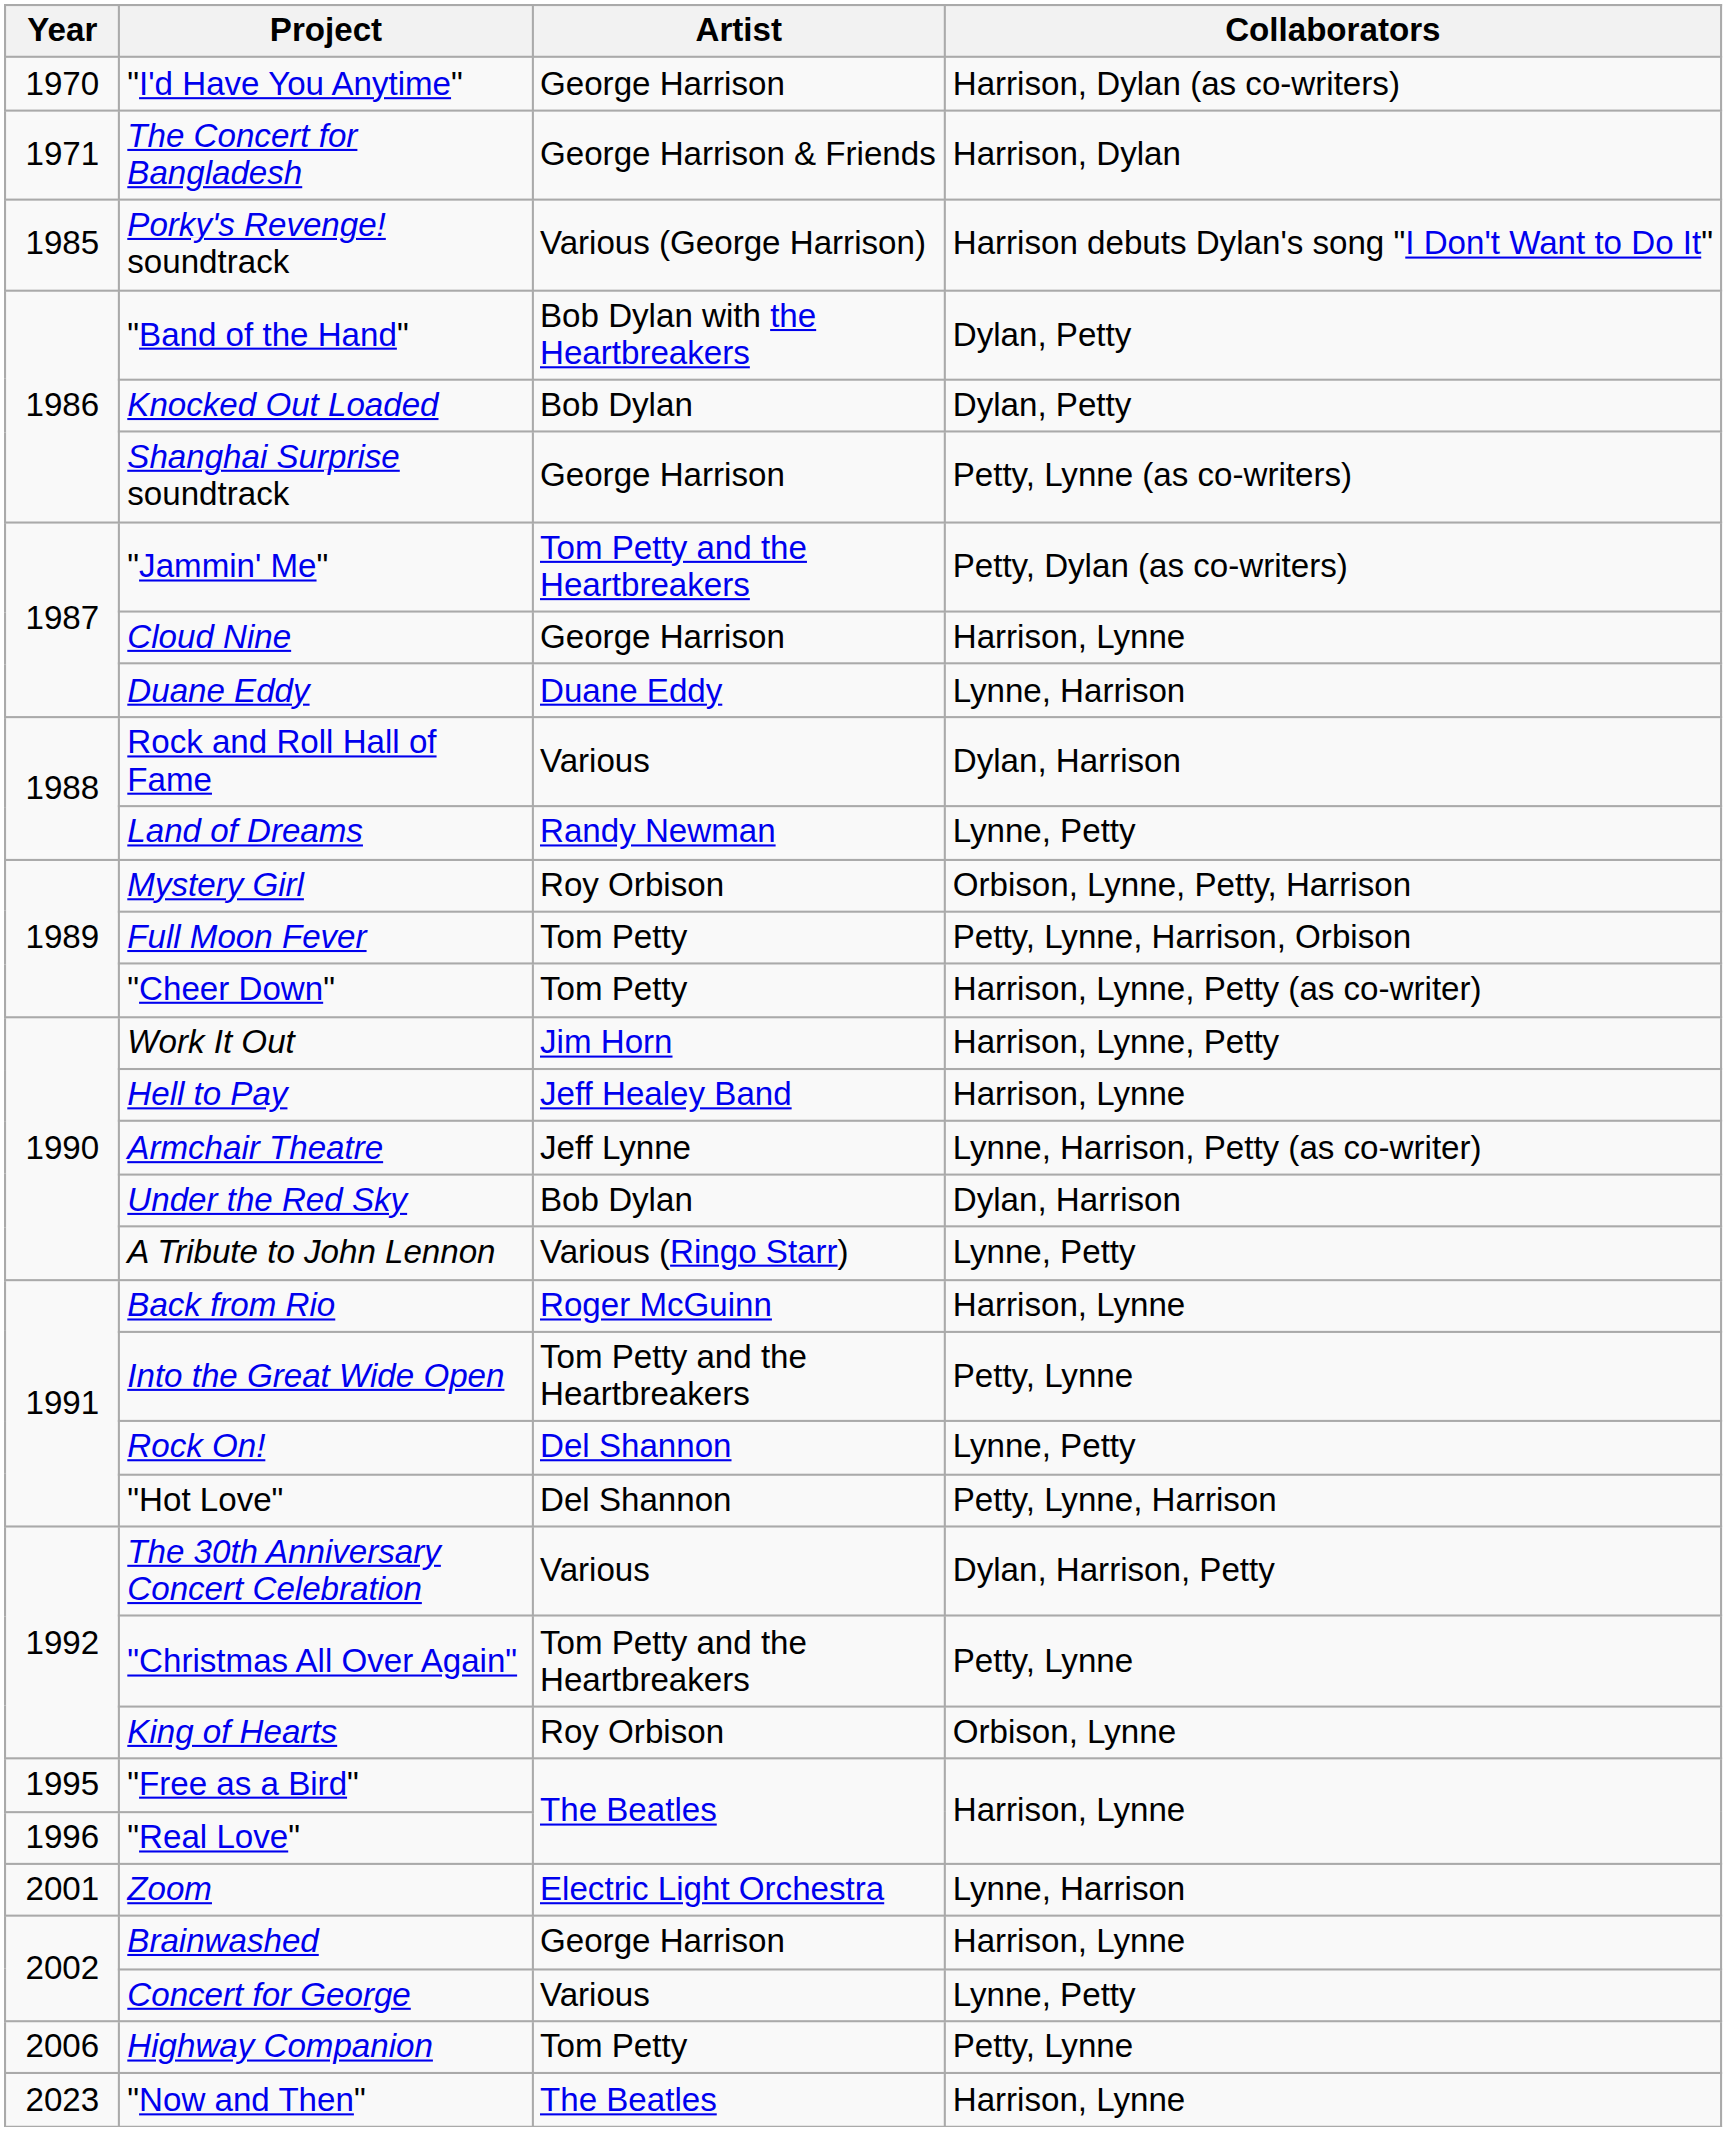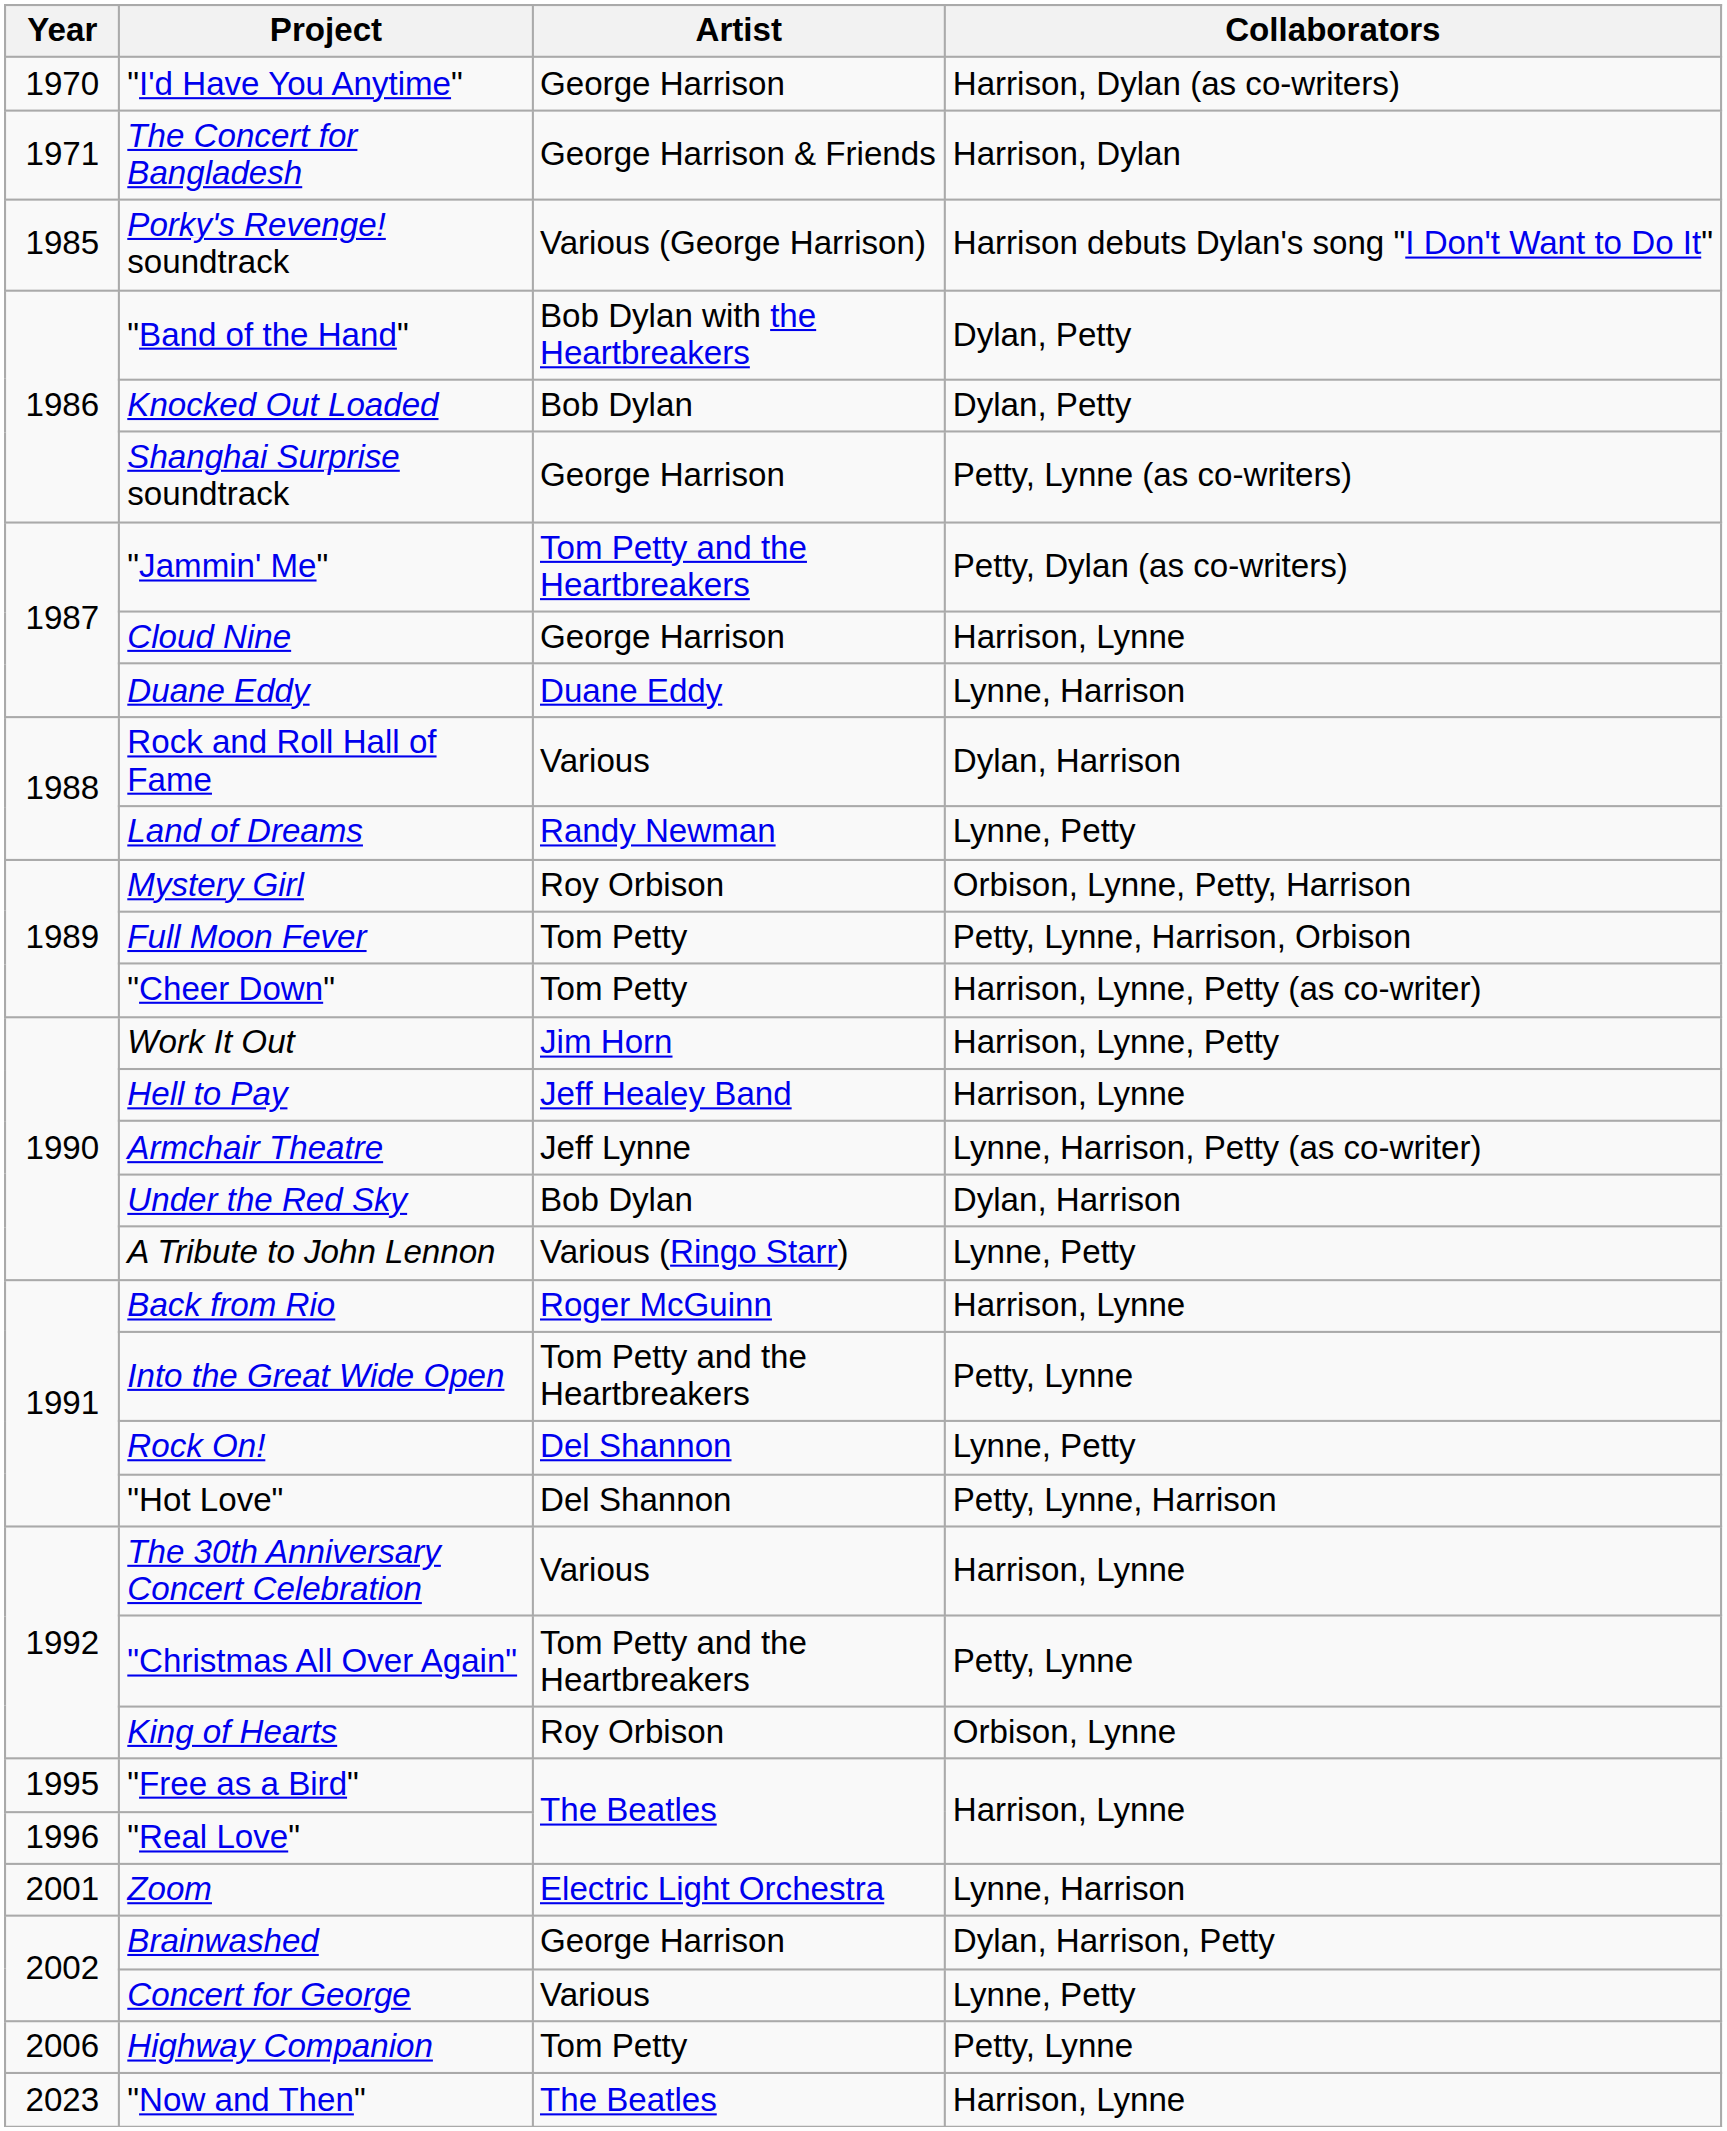(1114, 1570) Dylan, Harrison, Petty -> (1069, 1570) Harrison, Lynne
(1069, 1941) Harrison, Lynne -> (1114, 1941) Dylan, Harrison, Petty
